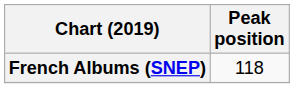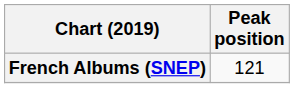(249, 67) 118 -> (249, 67) 121
